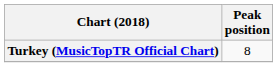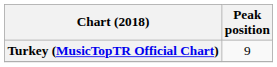(247, 51) 8 -> (247, 51) 9
